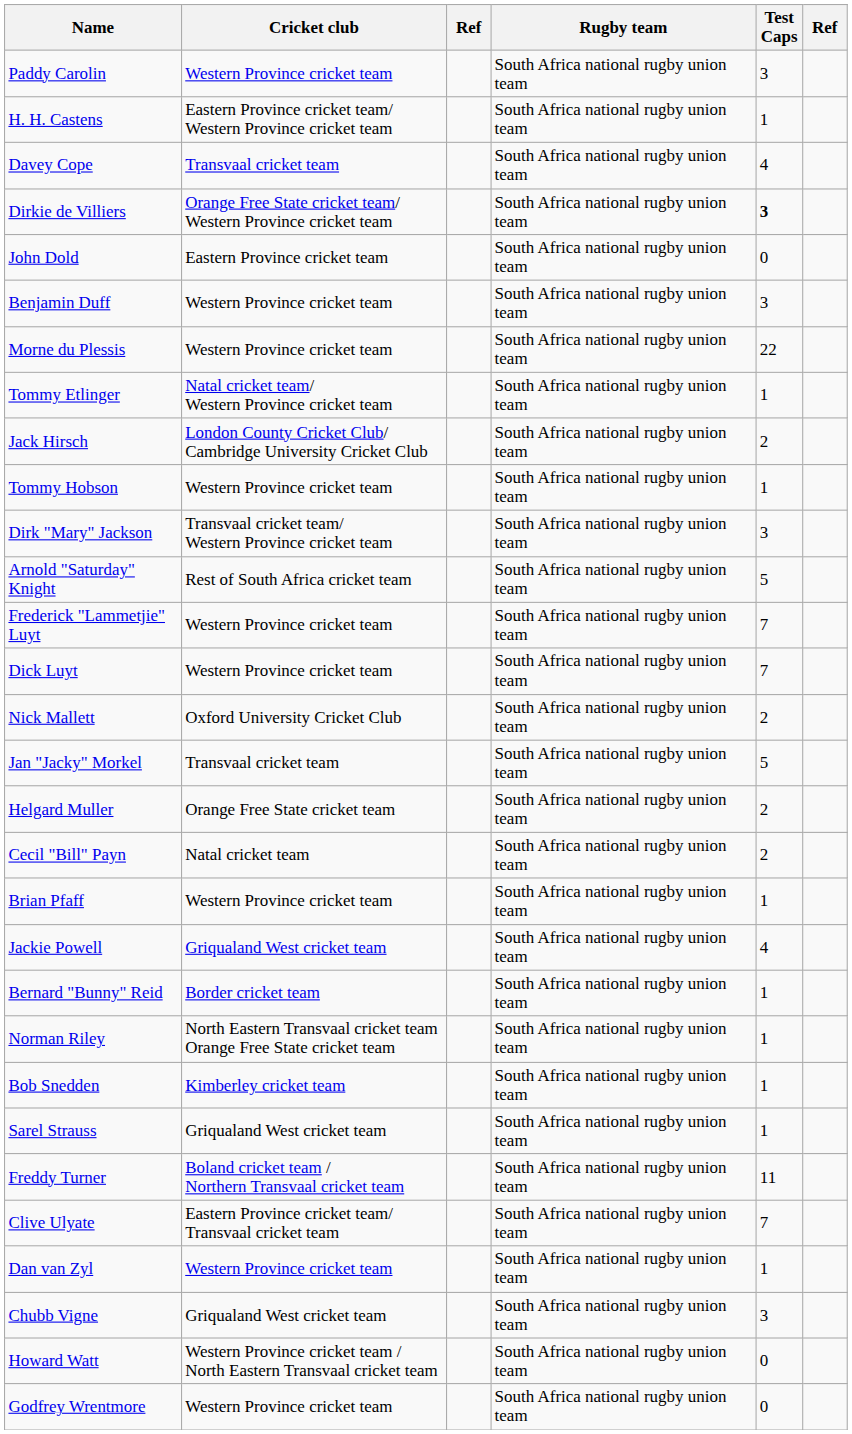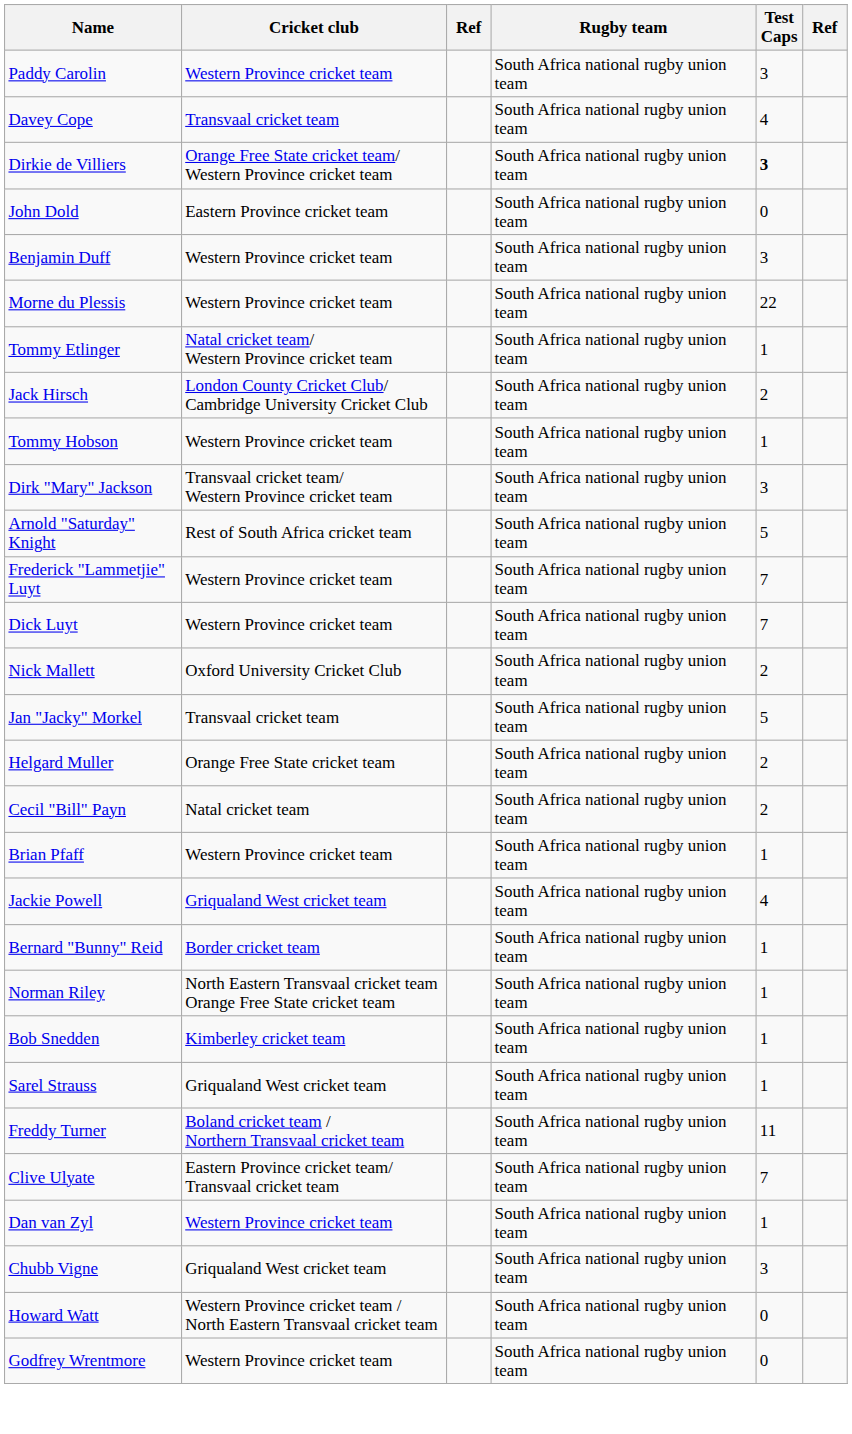- row: (56, 119)
